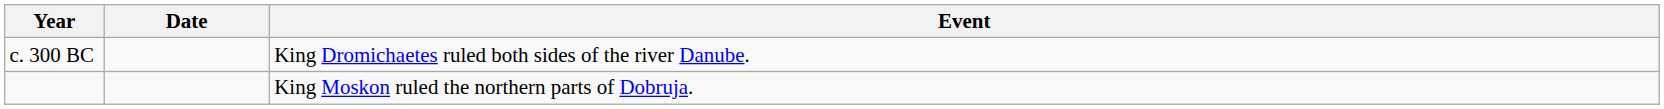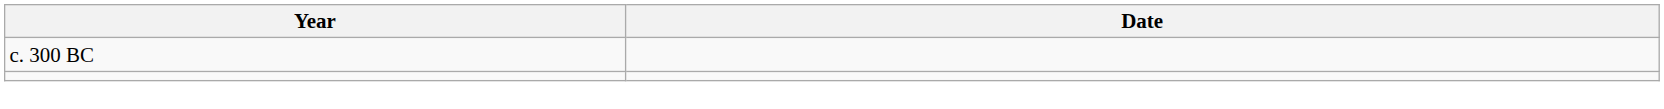- column: (964, 21)
